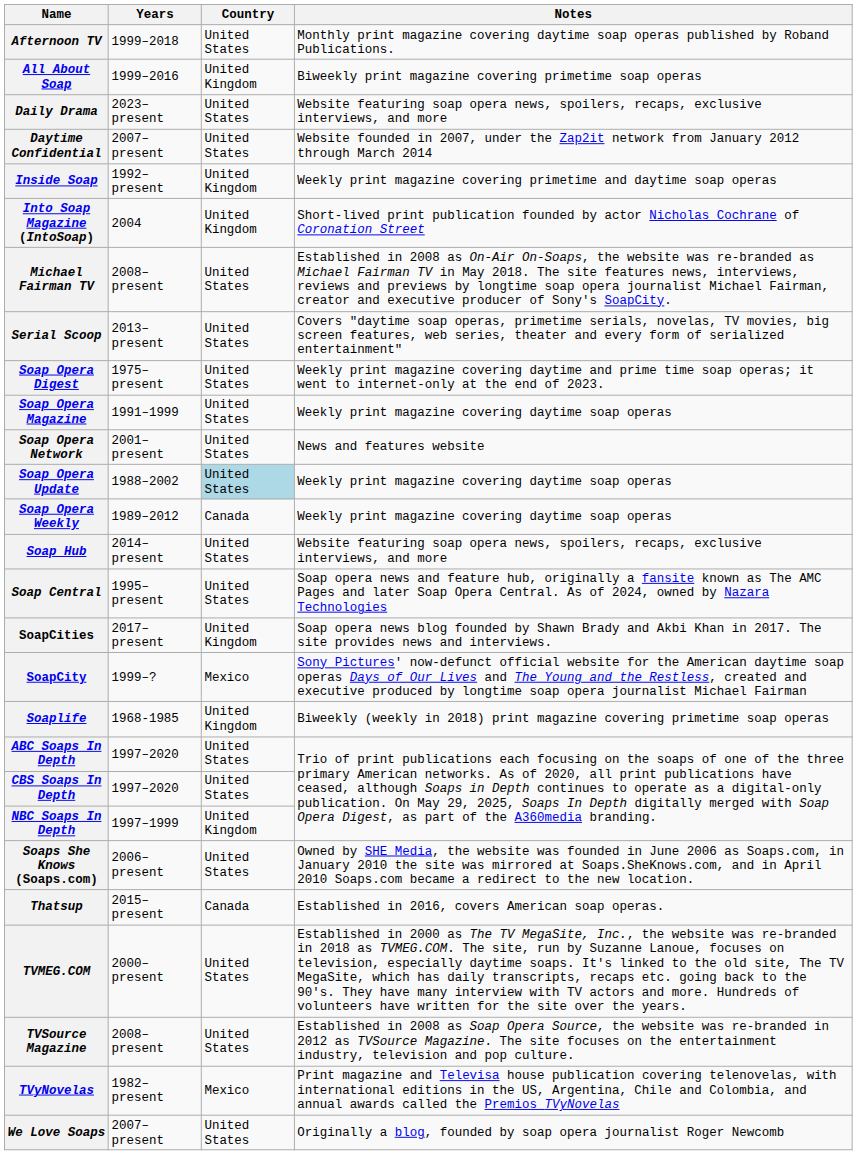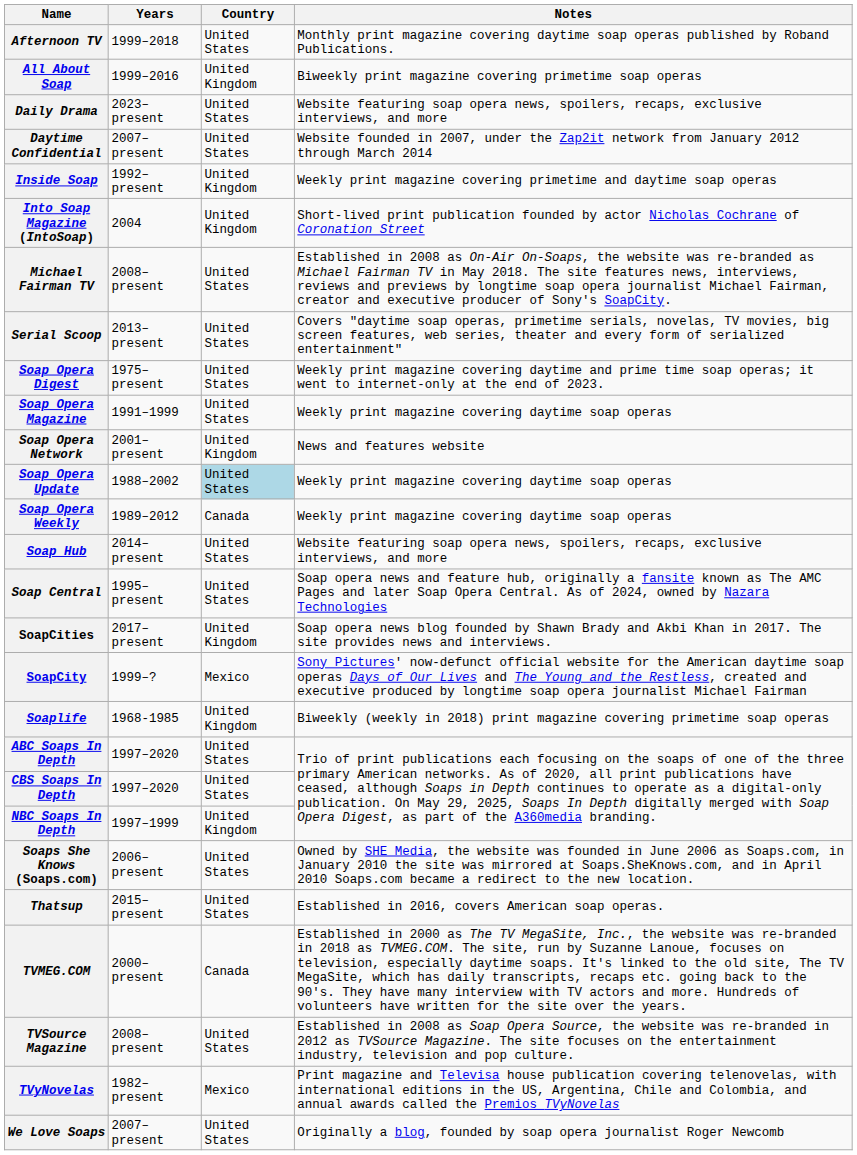(227, 447) United States -> (231, 447) United Kingdom
(227, 907) Canada -> (227, 907) United States
(227, 971) United States -> (227, 971) Canada
